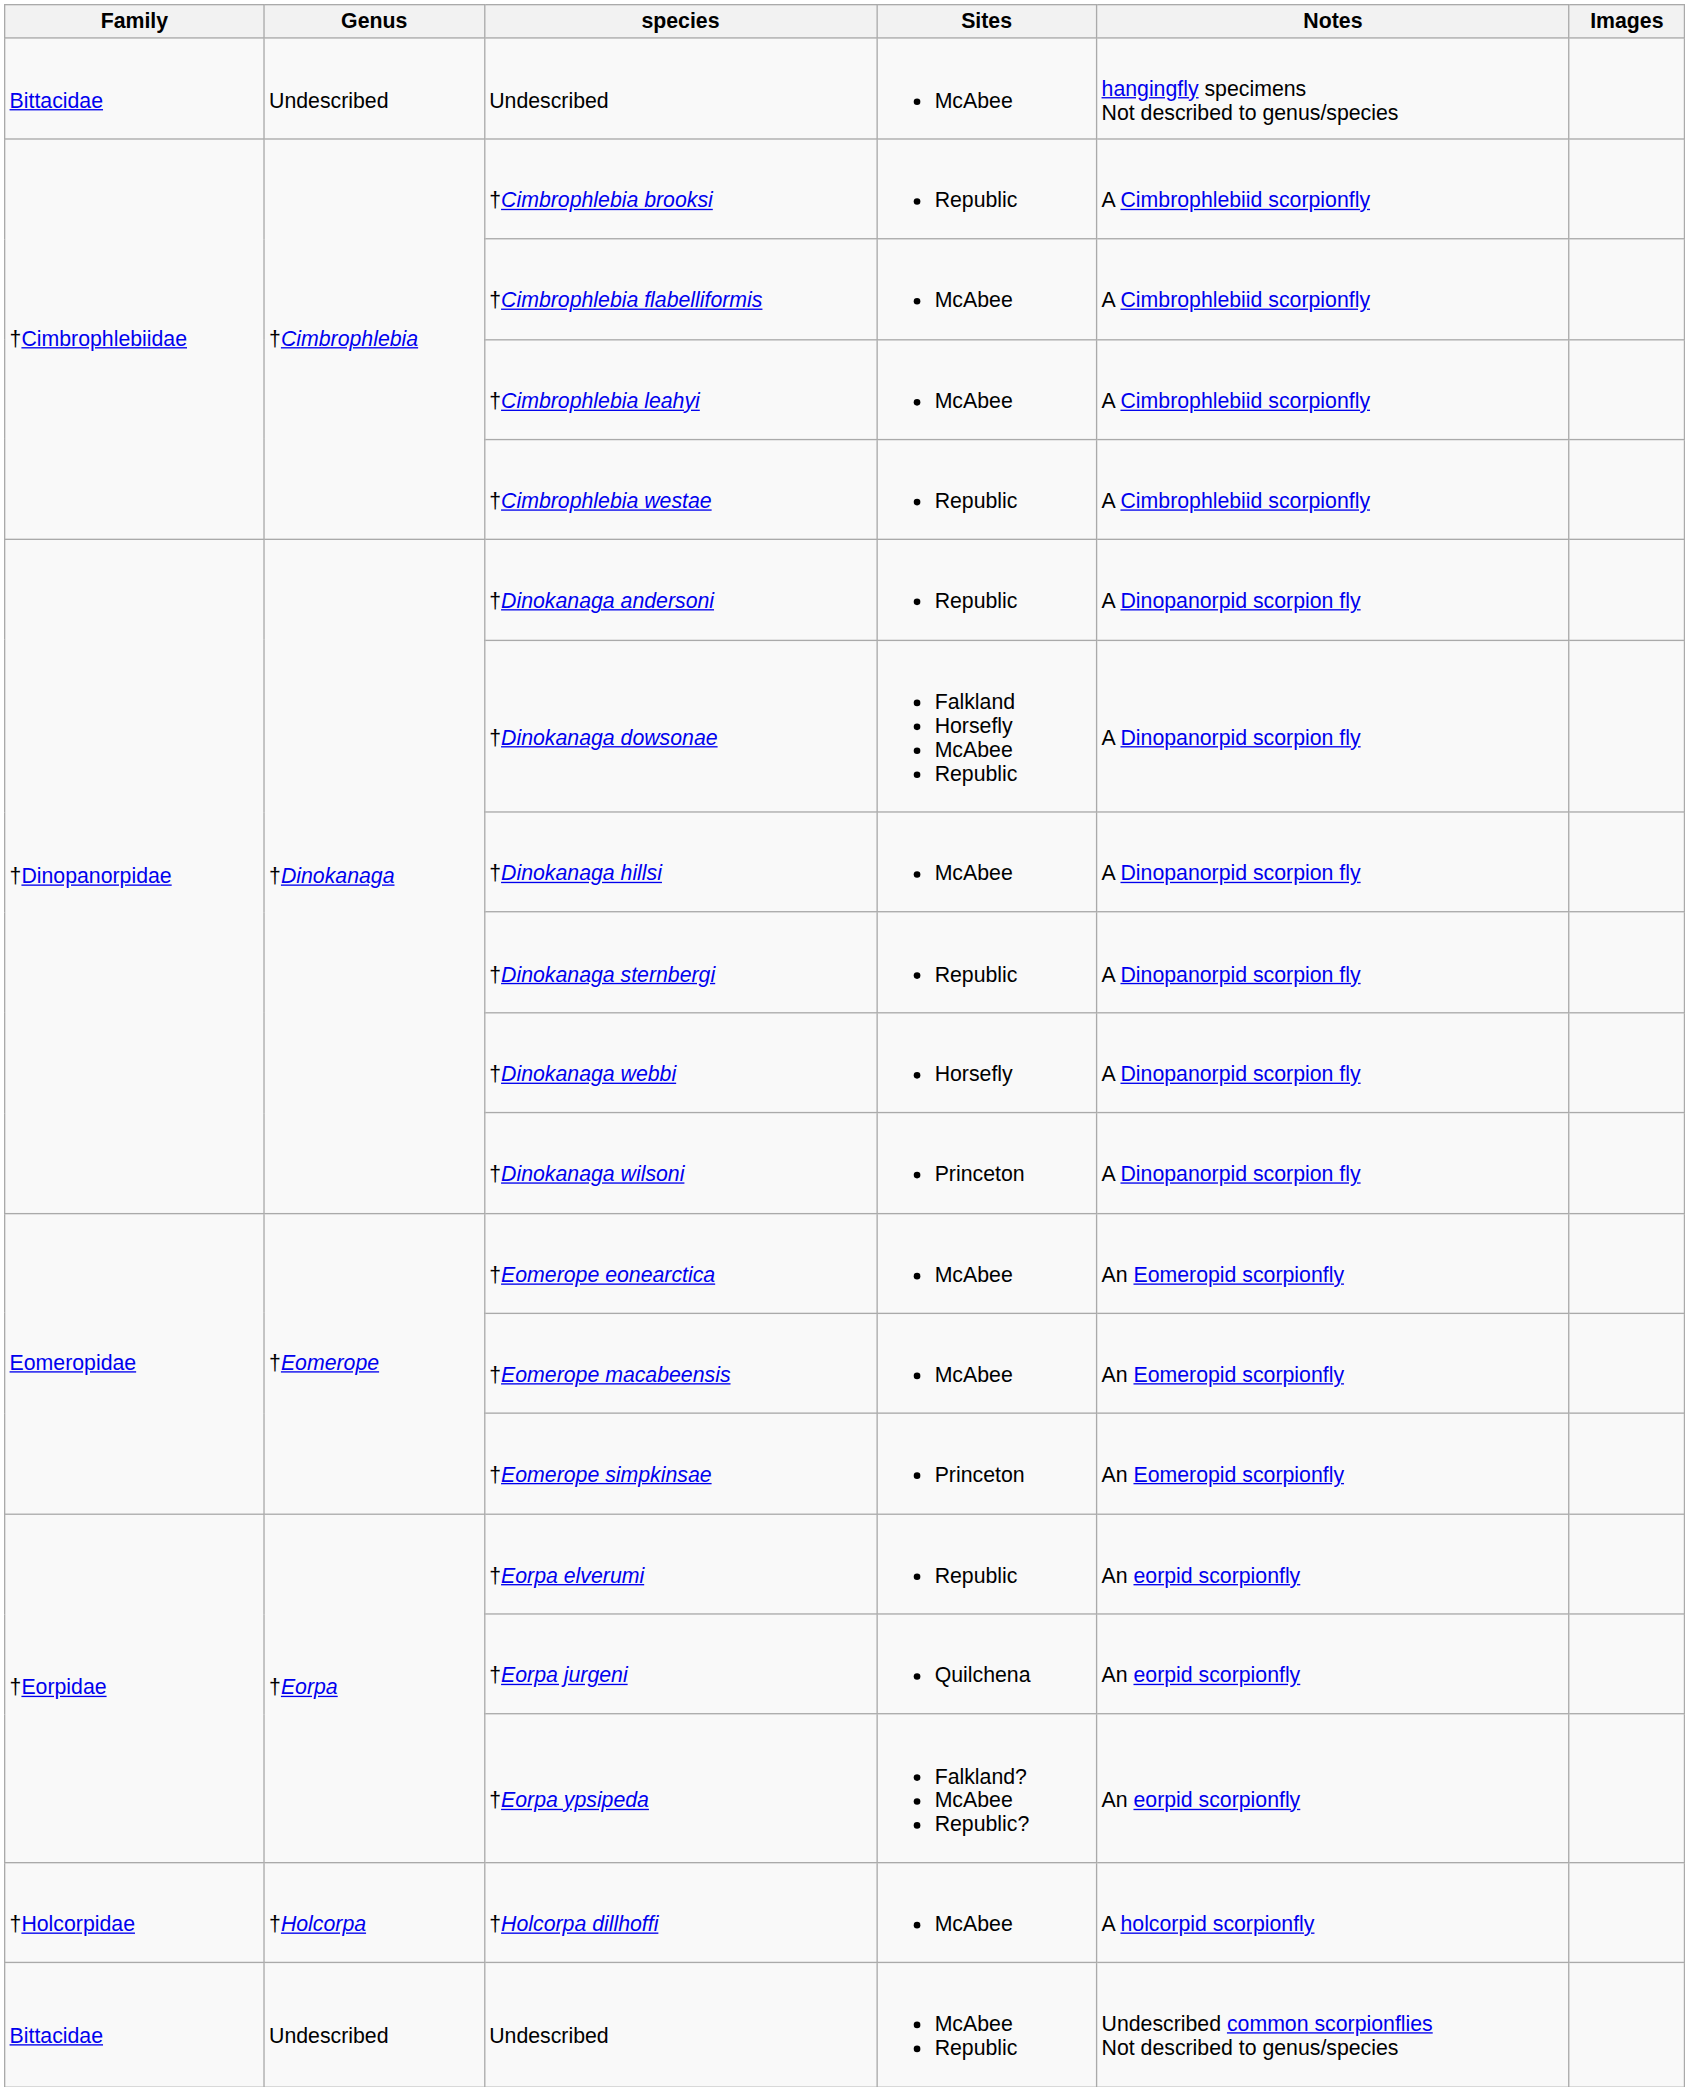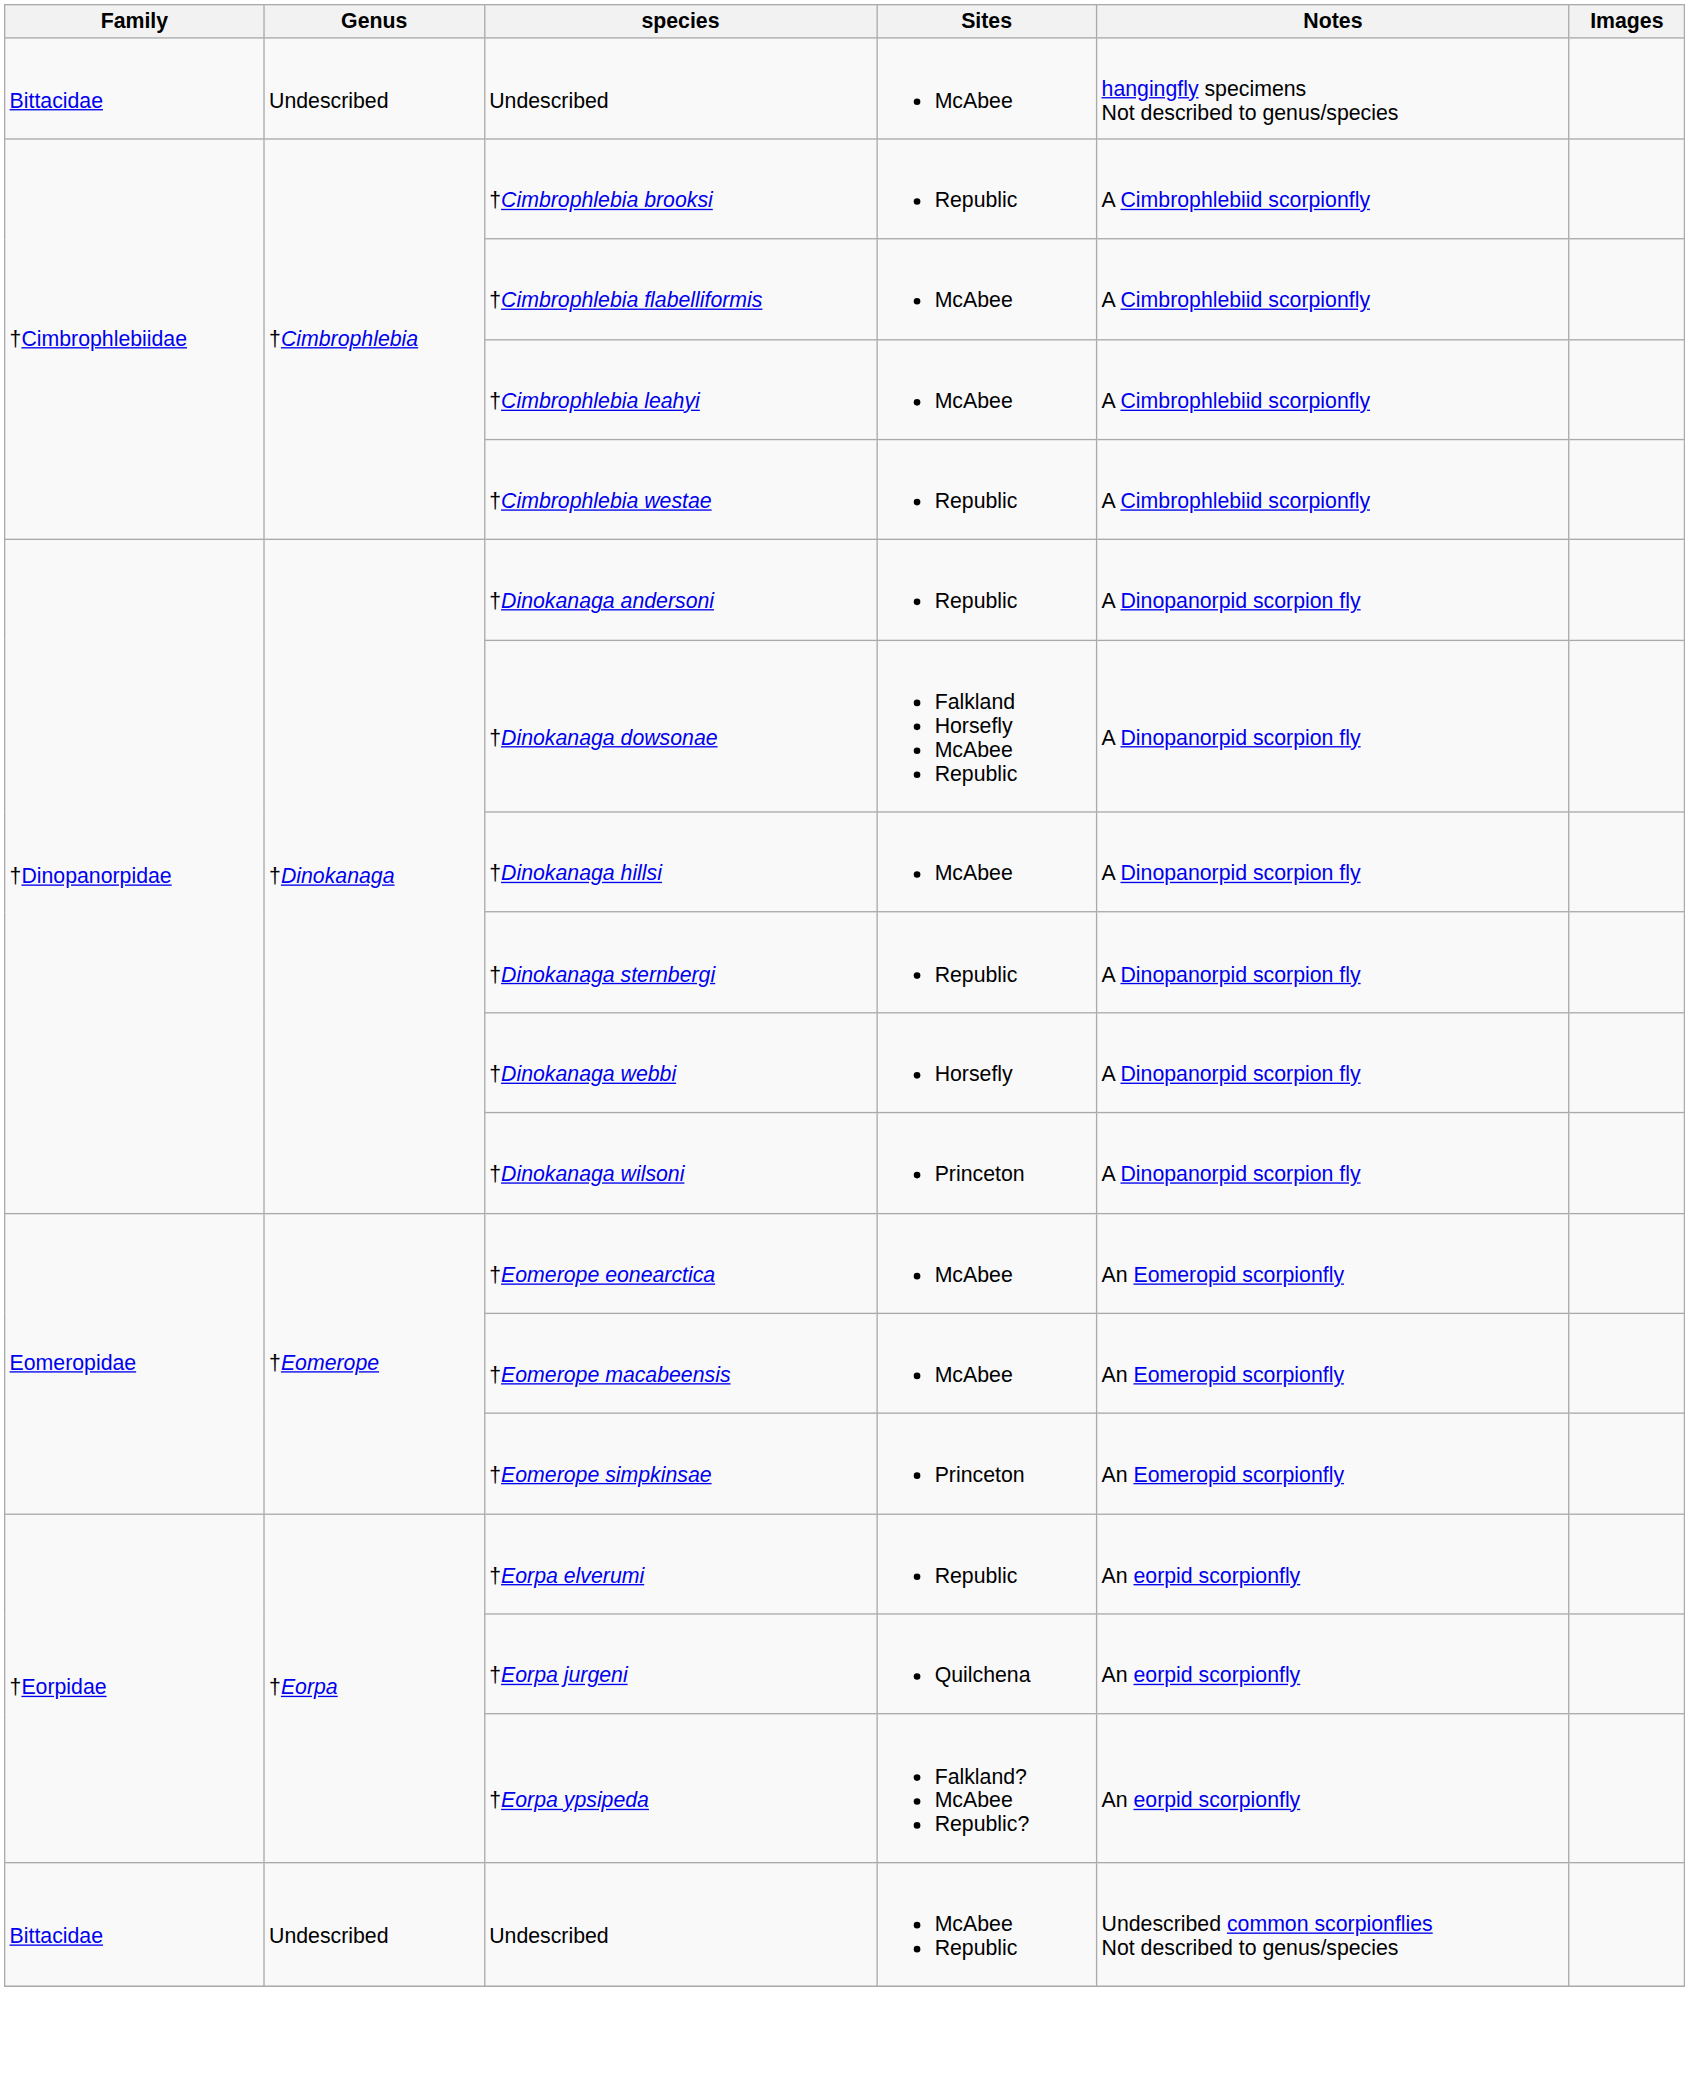- row: (574, 1924)
